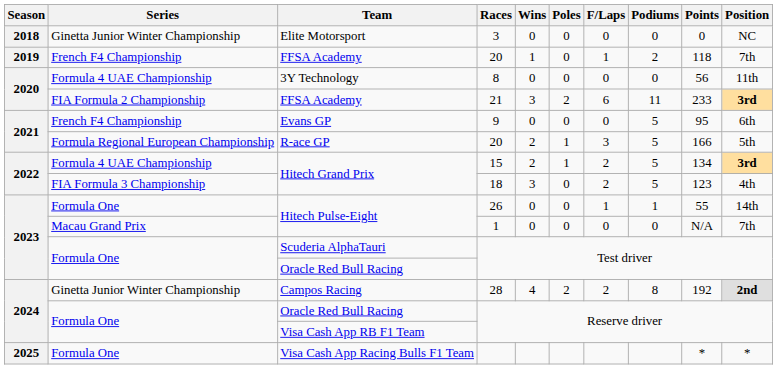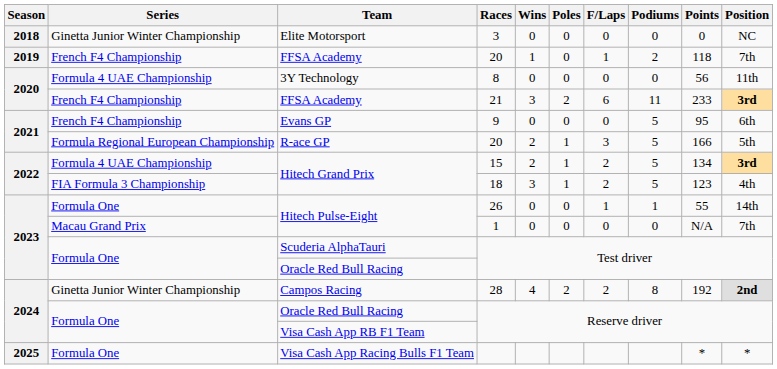(128, 100) FIA Formula 2 Championship -> (116, 100) French F4 Championship
(567, 184) 0 -> (567, 184) 1
